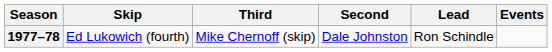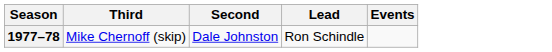- column: (128, 15)
